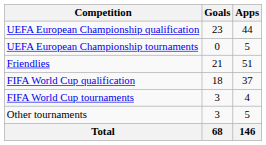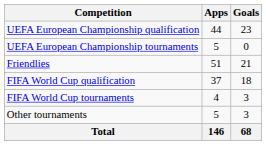columns swapped: (247, 13) <-> (217, 13)
